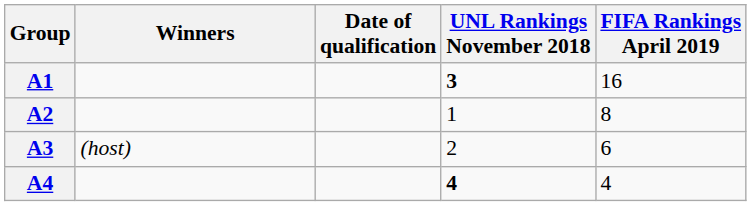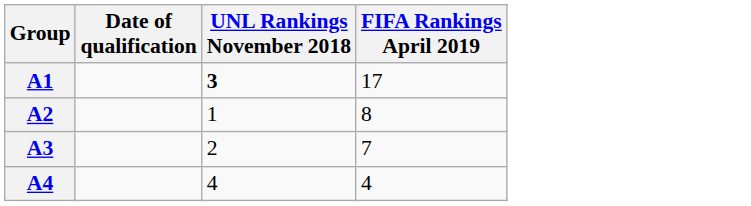- column: (195, 33)
(611, 80) 16 -> (372, 80) 17
(606, 148) 6 -> (366, 148) 7
(452, 182) bold -> (212, 182) normal
